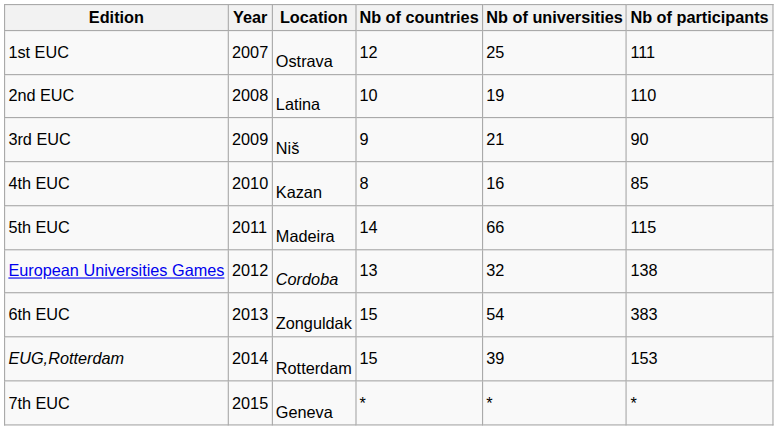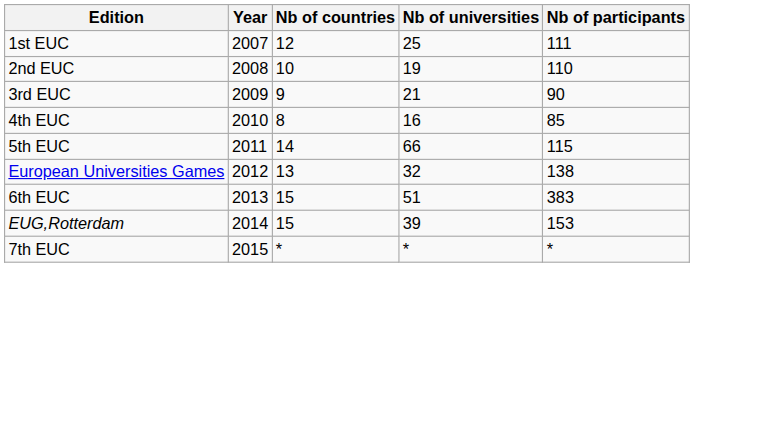- column: (314, 18)
(495, 315) 54 -> (412, 198) 51
